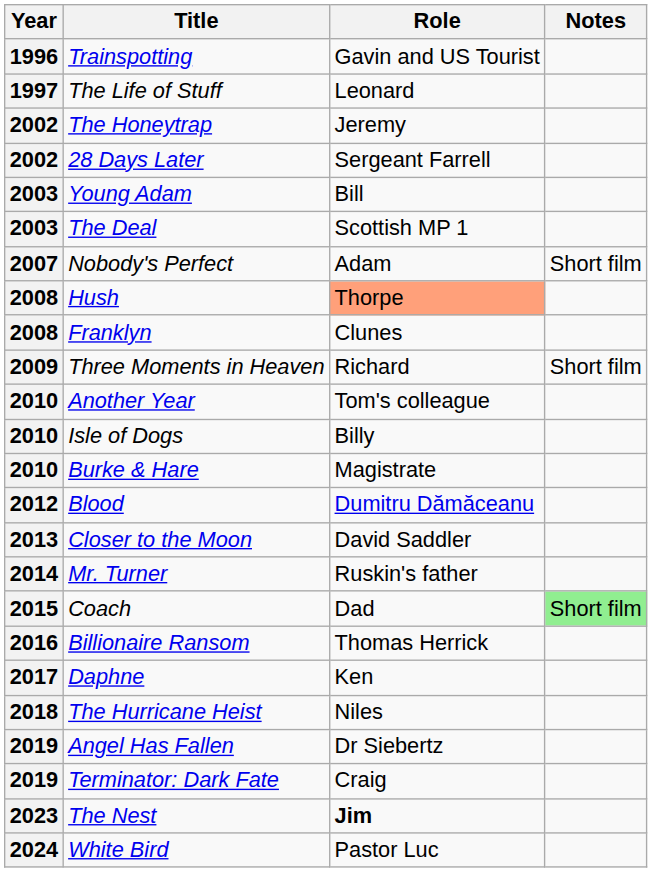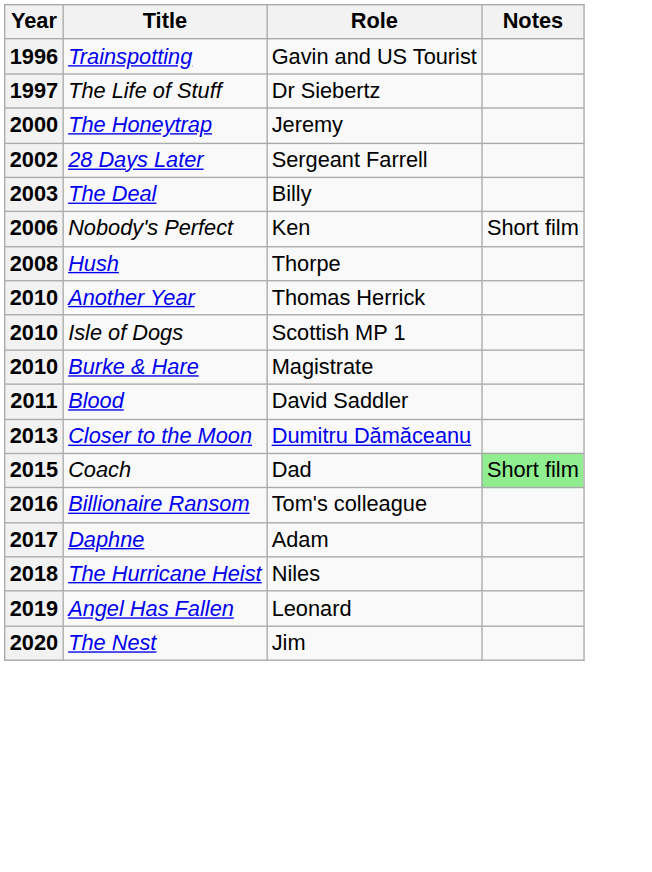(374, 90) Leonard -> (326, 90) Dr Siebertz
(34, 125) 2002 -> (34, 125) 2000
- row: (130, 194)
(401, 228) Scottish MP 1 -> (292, 194) Billy
(34, 263) 2007 -> (34, 228) 2006
(363, 263) Adam -> (291, 228) Ken
(369, 297) lightsalmon background -> (306, 263) no background
- row: (110, 332)
- row: (196, 366)
(412, 401) Tom's colleague -> (348, 297) Thomas Herrick
(355, 435) Billy -> (339, 332) Scottish MP 1
(34, 504) 2012 -> (34, 401) 2011
(434, 504) Dumitru Dămăceanu -> (340, 401) David Saddler
(403, 539) David Saddler -> (371, 435) Dumitru Dămăceanu
- row: (118, 573)
(411, 642) Thomas Herrick -> (349, 504) Tom's colleague
(354, 677) Ken -> (300, 539) Adam
(389, 746) Dr Siebertz -> (312, 608) Leonard
- row: (174, 780)
(34, 815) 2023 -> (34, 642) 2020
(353, 815) bold -> (289, 642) normal
- row: (118, 849)
